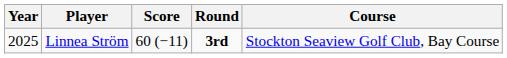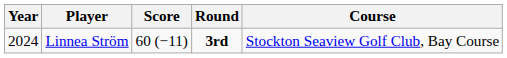(23, 40) 2025 -> (23, 40) 2024
